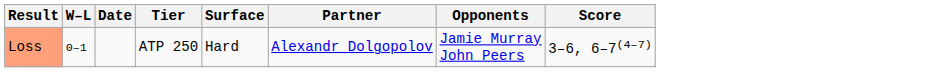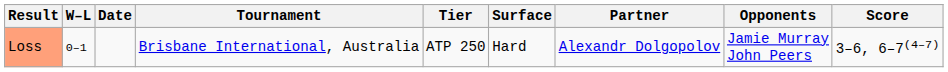+ column: (279, 16)
